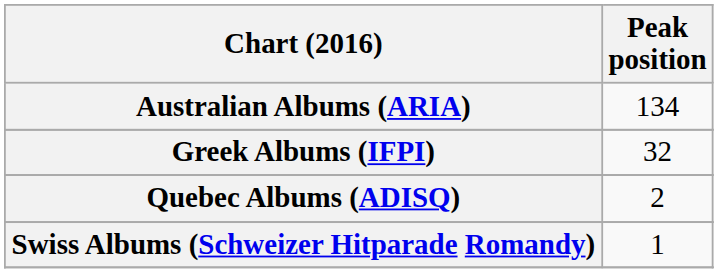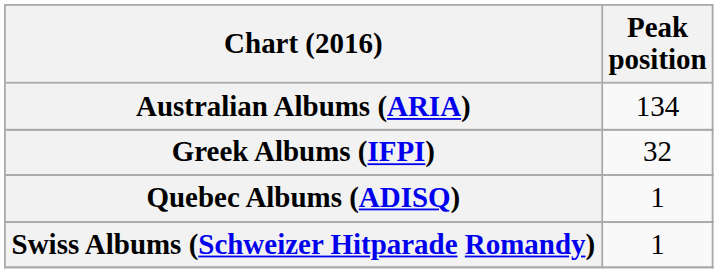(658, 197) 2 -> (658, 197) 1
